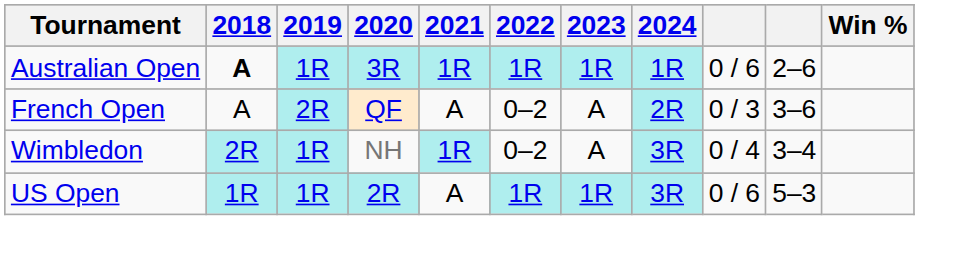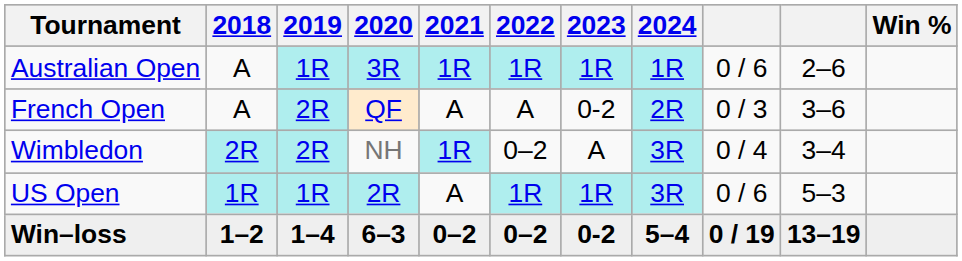(242, 67) bold -> (242, 67) normal
(525, 109) 0–2 -> (525, 109) A
(596, 109) A -> (596, 109) 0-2
(313, 151) 1R -> (313, 151) 2R
+ row: (69, 234)
